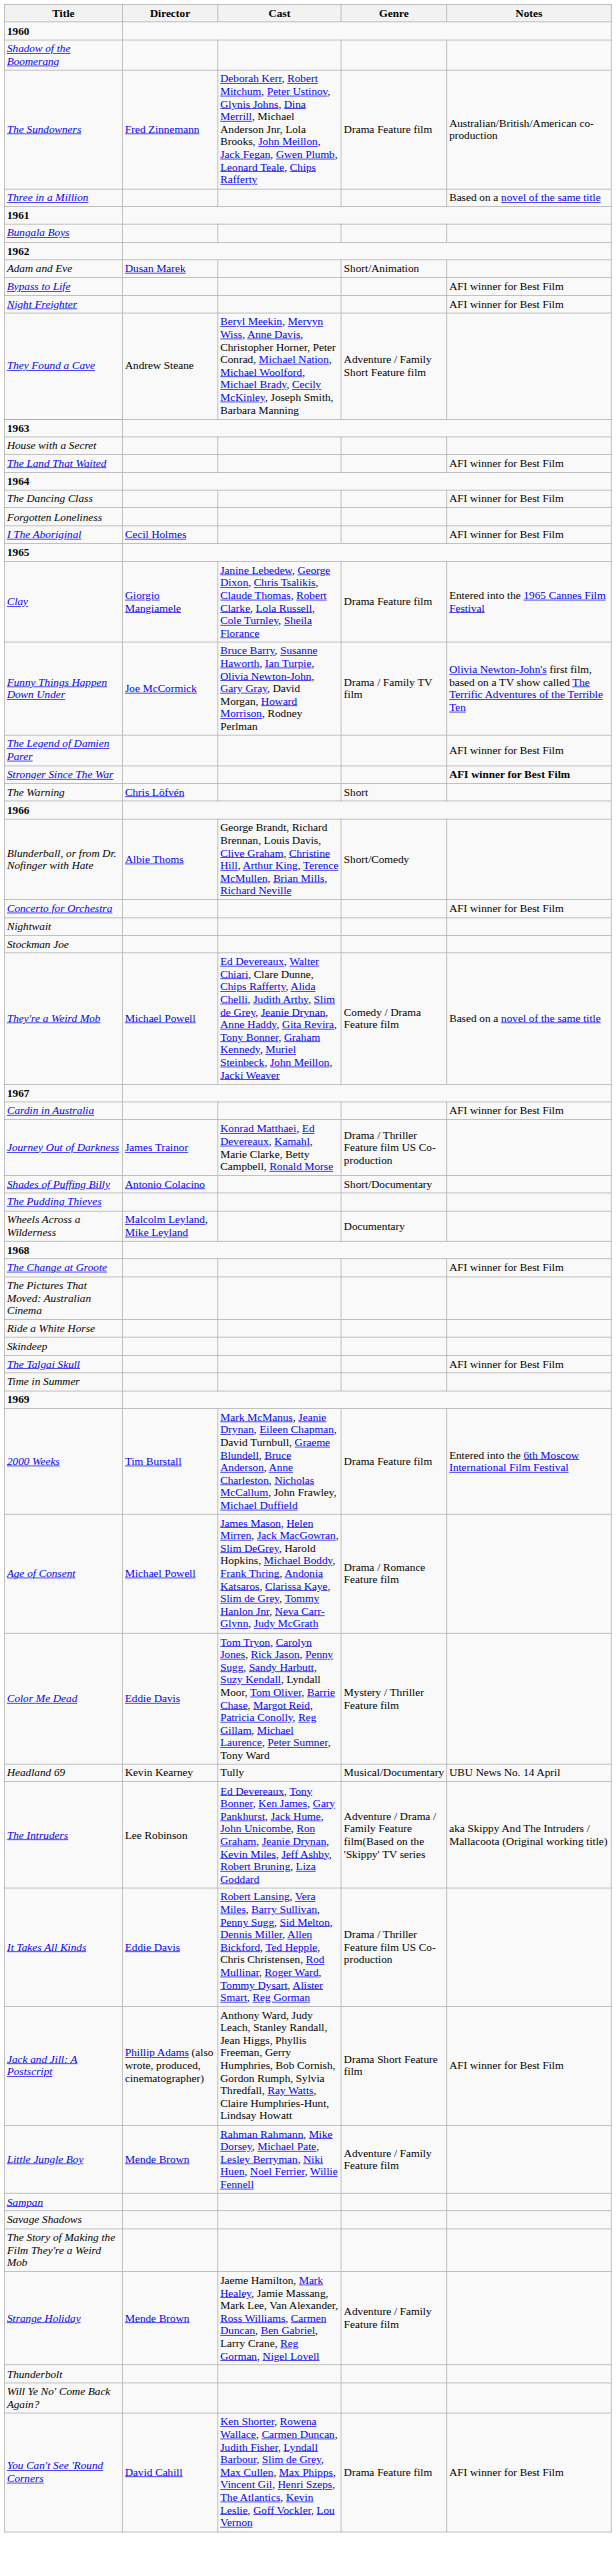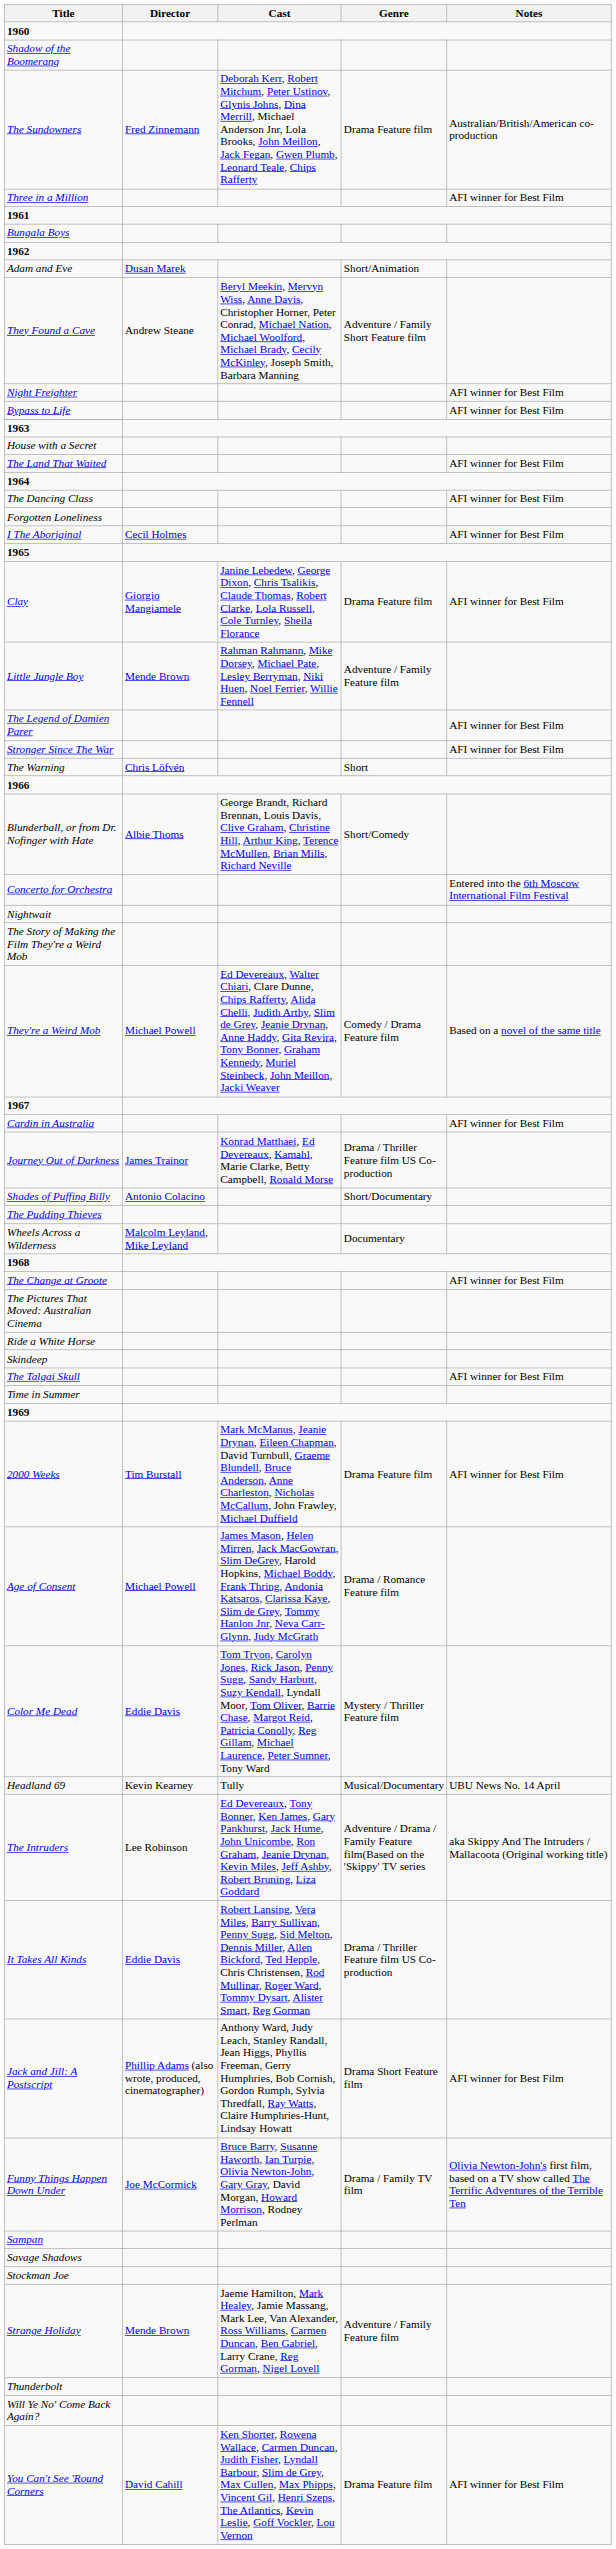(525, 197) Based on a novel of the same title -> (506, 197) AFI winner for Best Film
rows swapped: (39, 286) <-> (51, 366)
(527, 601) Entered into the 1965 Cannes Film Festival -> (506, 601) AFI winner for Best Film
rows swapped: (57, 688) <-> (45, 2159)
(510, 774) bold -> (506, 749) normal
(506, 908) AFI winner for Best Film -> (514, 889) Entered into the 6th Moscow International Film Festival
rows swapped: (61, 2250) <-> (38, 944)
(514, 1461) Entered into the 6th Moscow International Film Festival -> (506, 1474) AFI winner for Best Film
